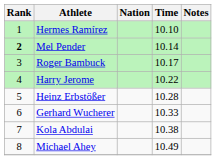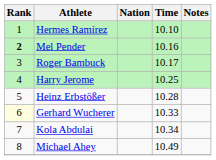(167, 46) 10.14 -> (167, 46) 10.16
(167, 79) 10.22 -> (167, 79) 10.25
(19, 113) no background -> (19, 113) lightyellow background
(167, 130) 10.38 -> (167, 130) 10.34
